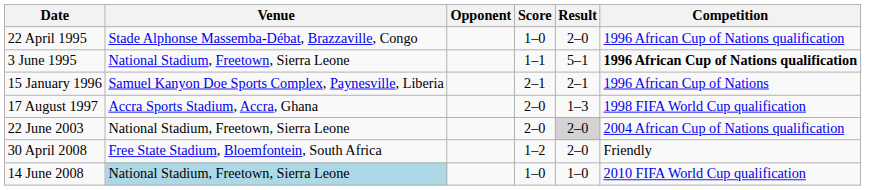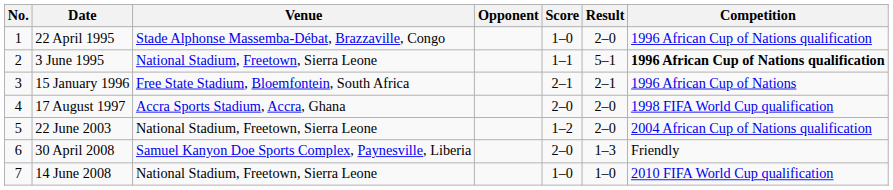+ column: (18, 15)
(276, 83) Samuel Kanyon Doe Sports Complex, Paynesville, Liberia -> (273, 83) Free State Stadium, Bloemfontein, South Africa
(578, 106) 1–3 -> (605, 106) 2–0
(535, 128) 2–0 -> (562, 128) 1–2
(578, 128) lightgrey background -> (605, 128) no background
(245, 151) Free State Stadium, Bloemfontein, South Africa -> (304, 151) Samuel Kanyon Doe Sports Complex, Paynesville, Liberia
(535, 151) 1–2 -> (562, 151) 2–0
(578, 151) 2–0 -> (605, 151) 1–3
(229, 173) lightblue background -> (257, 173) no background
